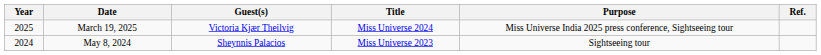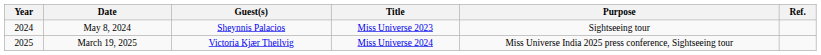rows swapped: (107, 43) <-> (107, 28)
